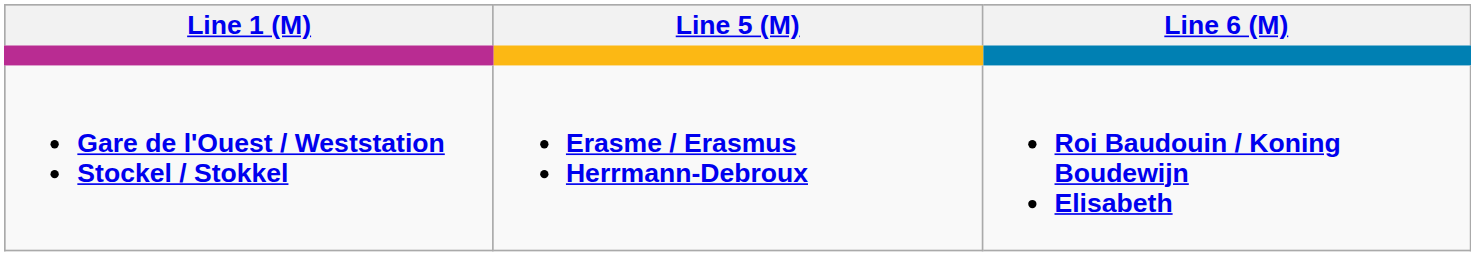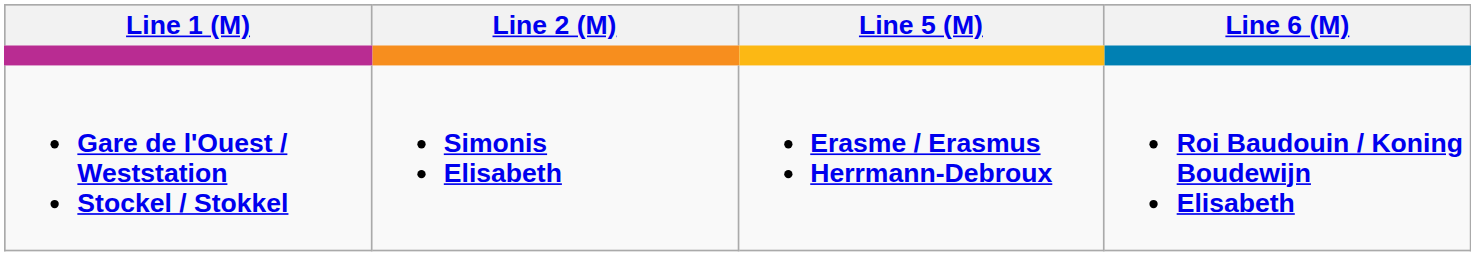+ column: (554, 25)
